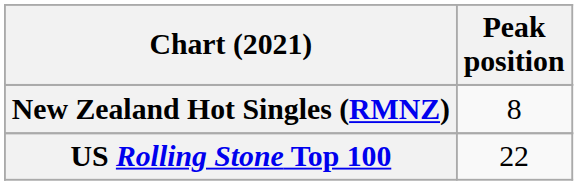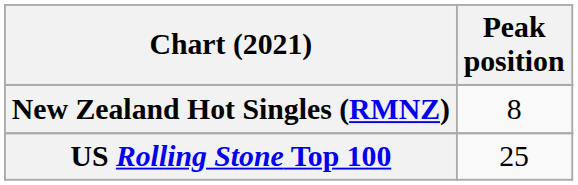(514, 155) 22 -> (514, 155) 25
